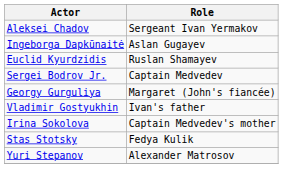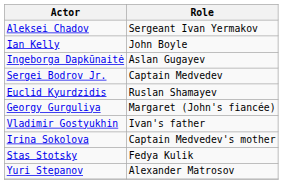+ row: (33, 44)
rows swapped: (57, 60) <-> (57, 76)
